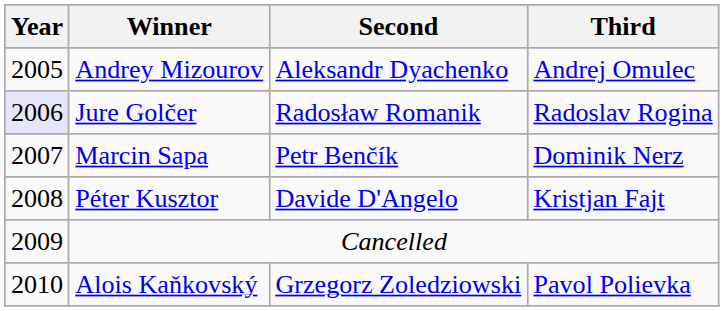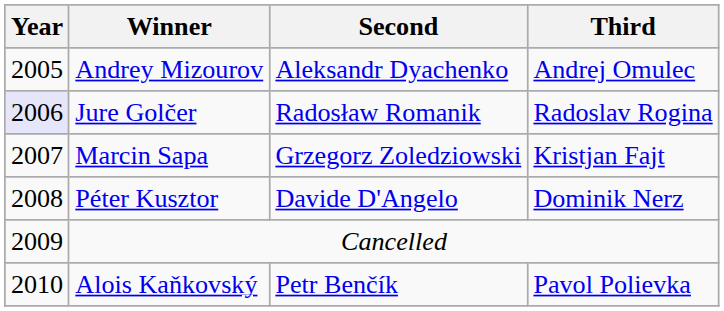(337, 155) Petr Benčík -> (398, 155) Grzegorz Zoledziowski
(609, 155) Dominik Nerz -> (599, 155) Kristjan Fajt
(599, 198) Kristjan Fajt -> (609, 198) Dominik Nerz
(398, 284) Grzegorz Zoledziowski -> (337, 284) Petr Benčík
